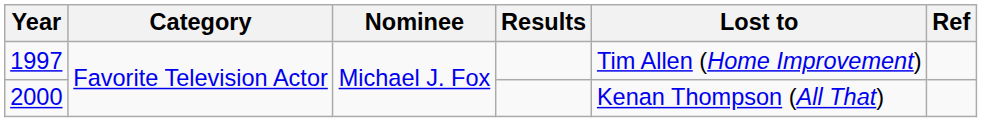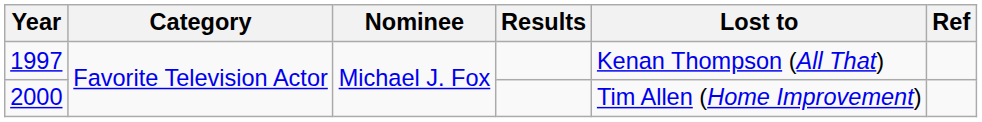(759, 60) Tim Allen (Home Improvement) -> (741, 60) Kenan Thompson (All That)
(741, 97) Kenan Thompson (All That) -> (759, 97) Tim Allen (Home Improvement)
